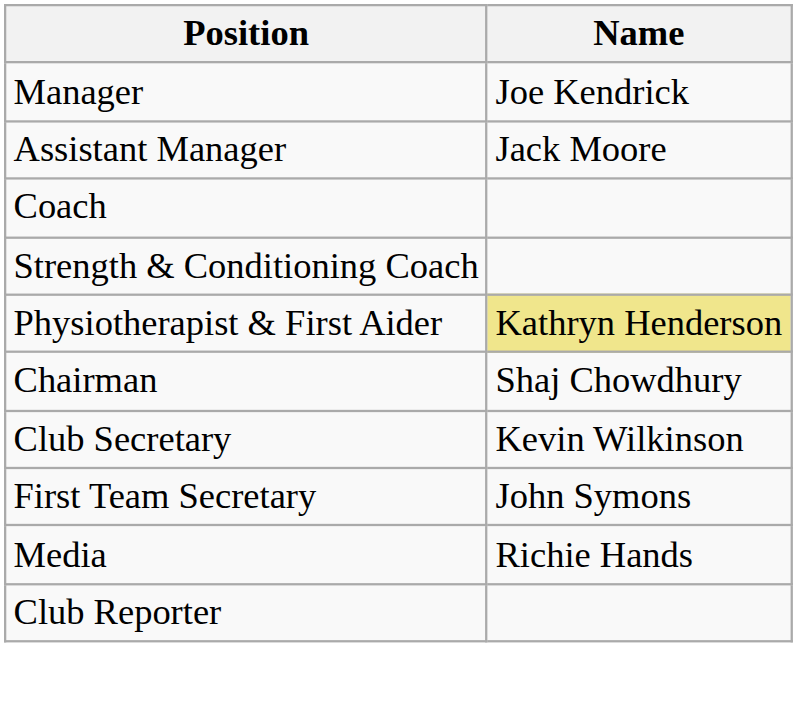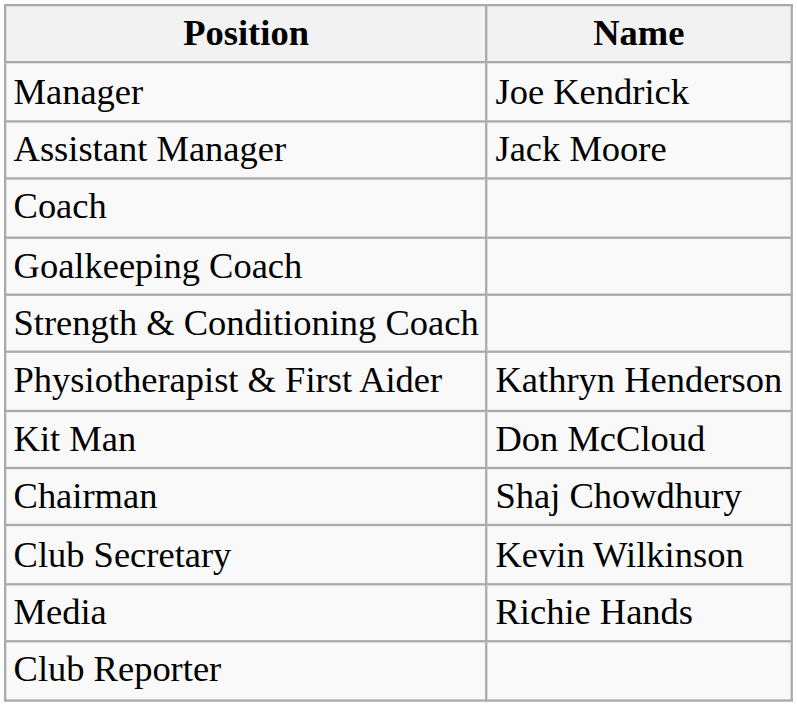+ row: (158, 264)
(639, 322) khaki background -> (639, 380) no background
+ row: (75, 438)
- row: (165, 496)
